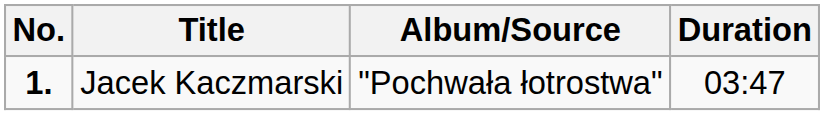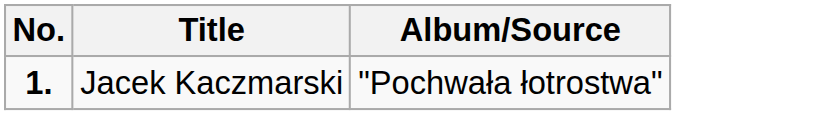- column: (745, 30)
